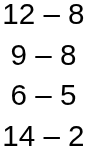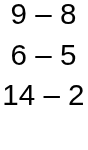- row: (43, 14)
